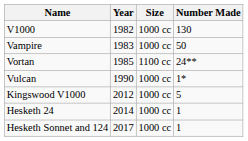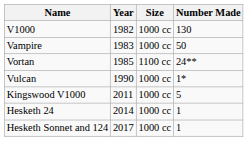(123, 95) 2012 -> (123, 95) 2011
